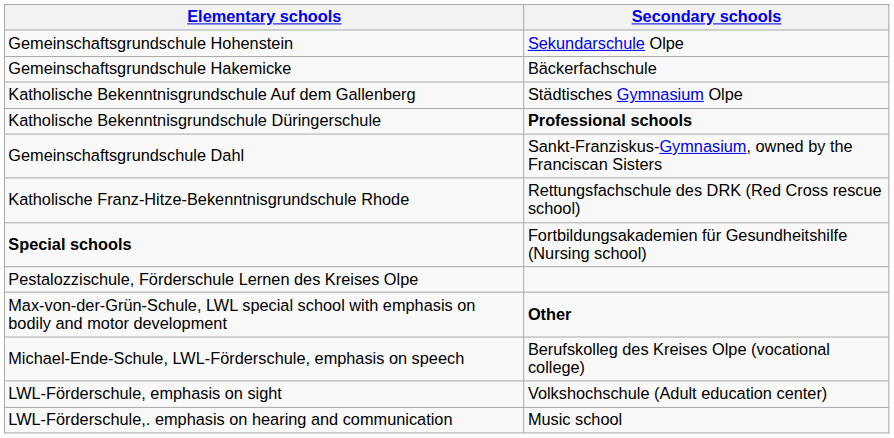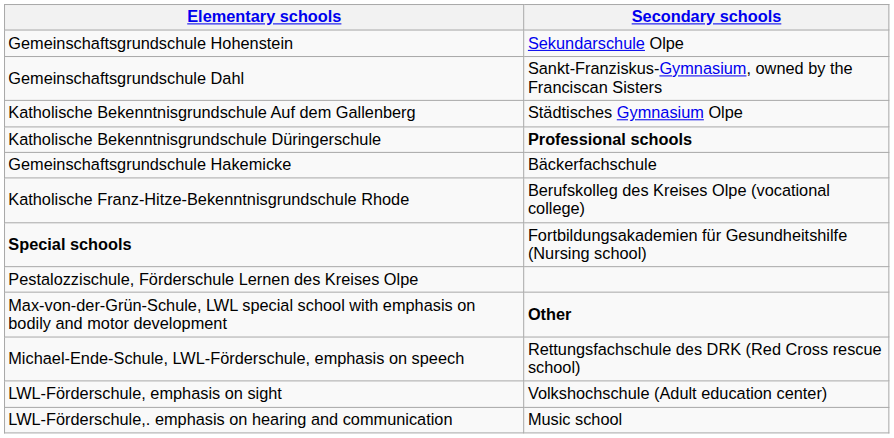rows swapped: (126, 156) <-> (150, 69)
(705, 200) Rettungsfachschule des DRK (Red Cross rescue school) -> (679, 200) Berufskolleg des Kreises Olpe (vocational college)
(679, 358) Berufskolleg des Kreises Olpe (vocational college) -> (705, 358) Rettungsfachschule des DRK (Red Cross rescue school)
